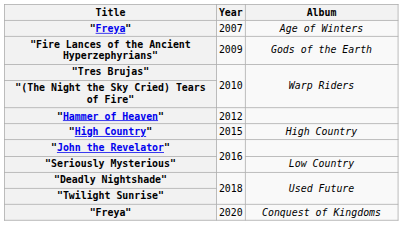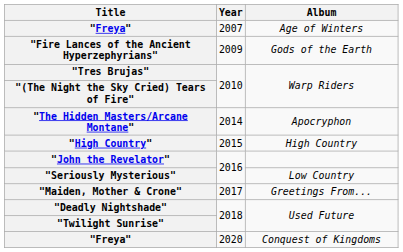- row: (110, 116)
+ row: (110, 121)
+ row: (110, 192)
